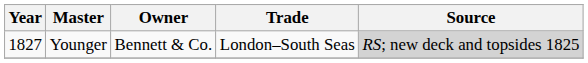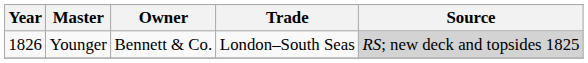(25, 44) 1827 -> (25, 44) 1826
